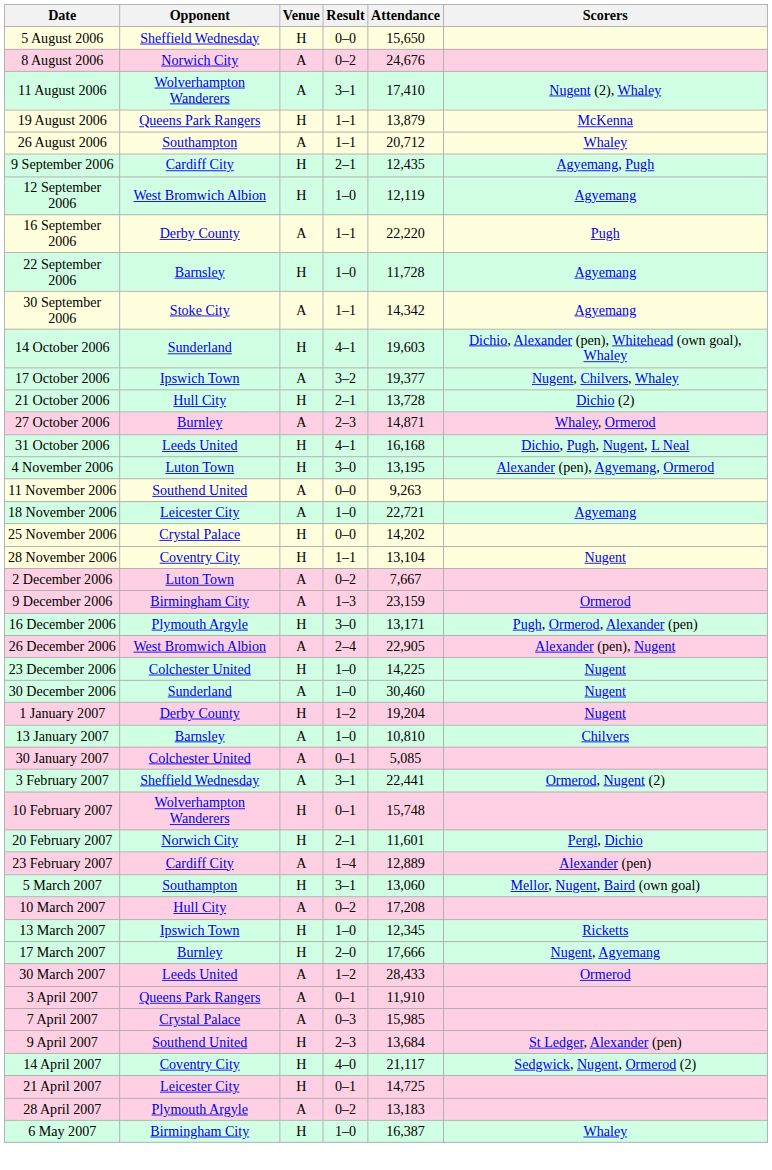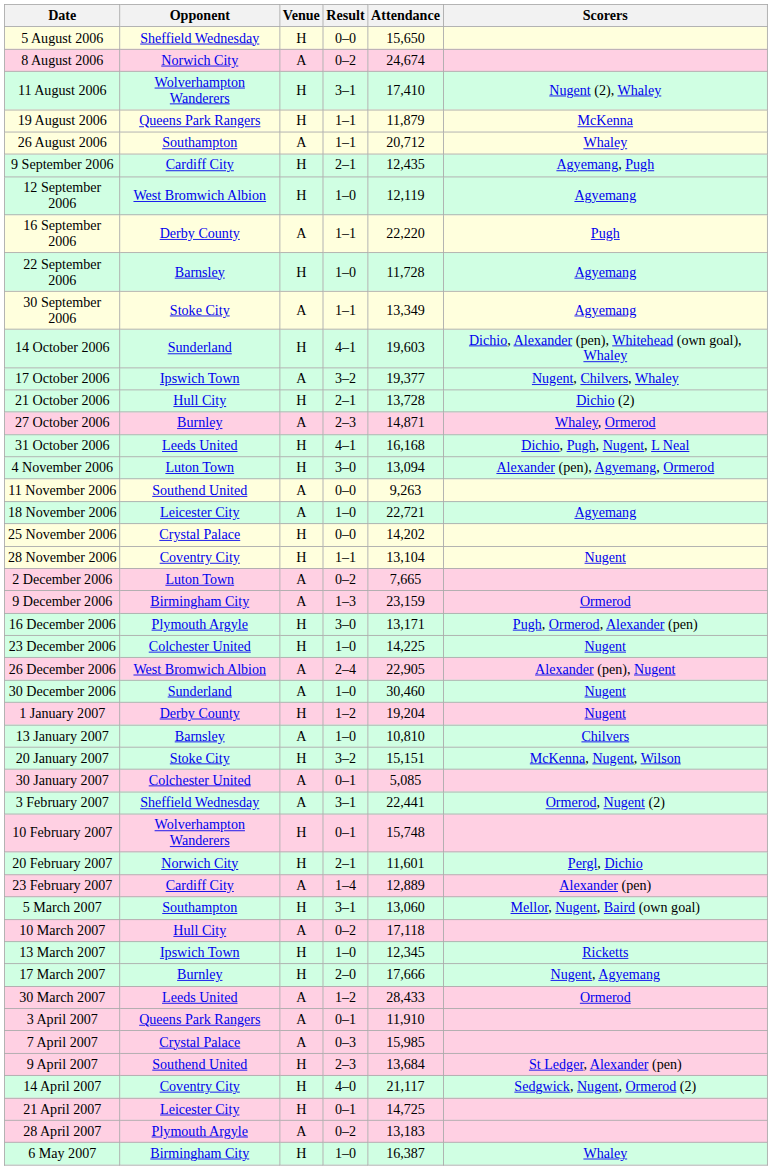(406, 60) 24,676 -> (406, 60) 24,674
(301, 90) A -> (301, 90) H
(406, 120) 13,879 -> (406, 120) 11,879
(406, 310) 14,342 -> (406, 310) 13,349
(406, 467) 13,195 -> (406, 467) 13,094
(406, 579) 7,667 -> (406, 579) 7,665
rows swapped: (62, 668) <-> (62, 646)
+ row: (62, 758)
(406, 908) 17,208 -> (406, 930) 17,118
